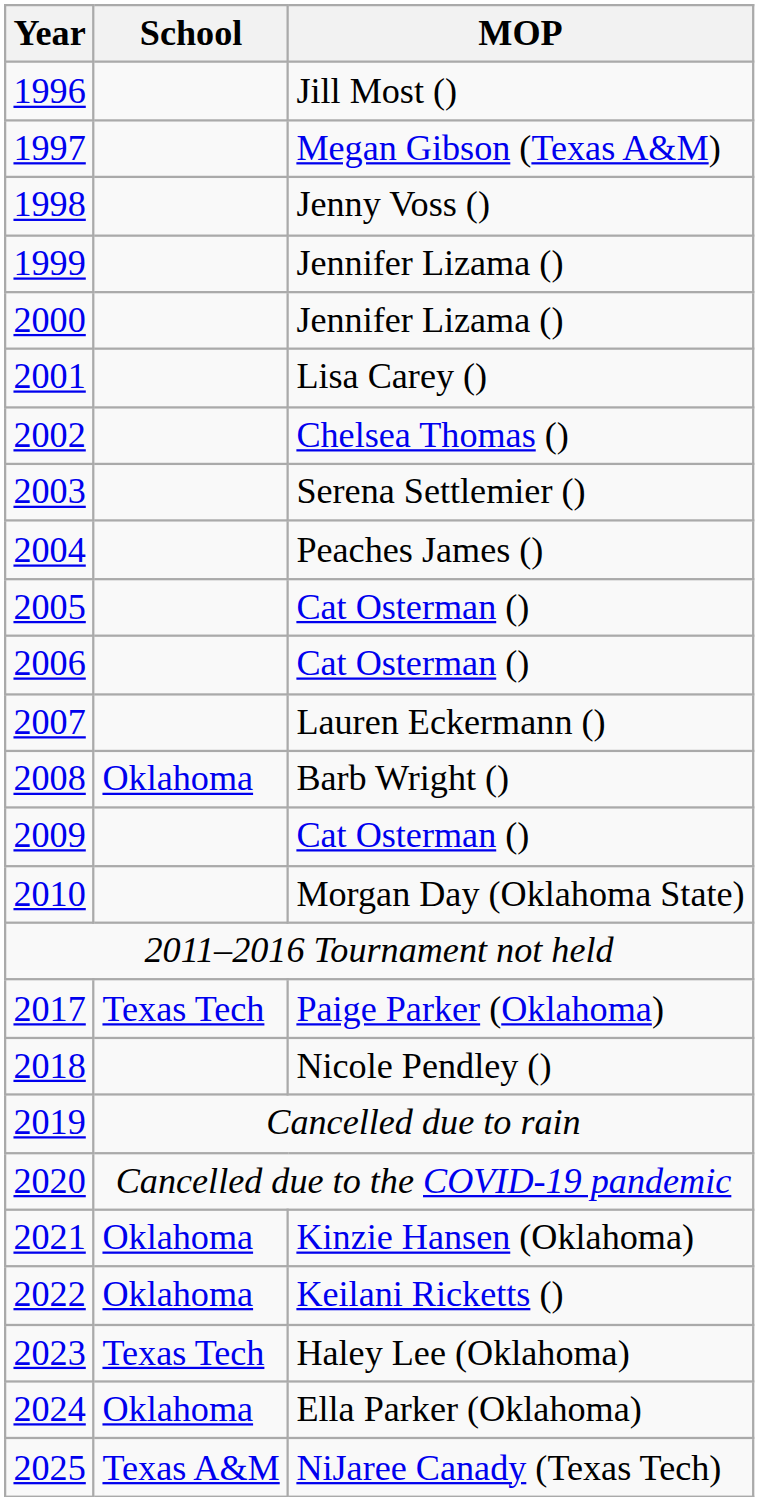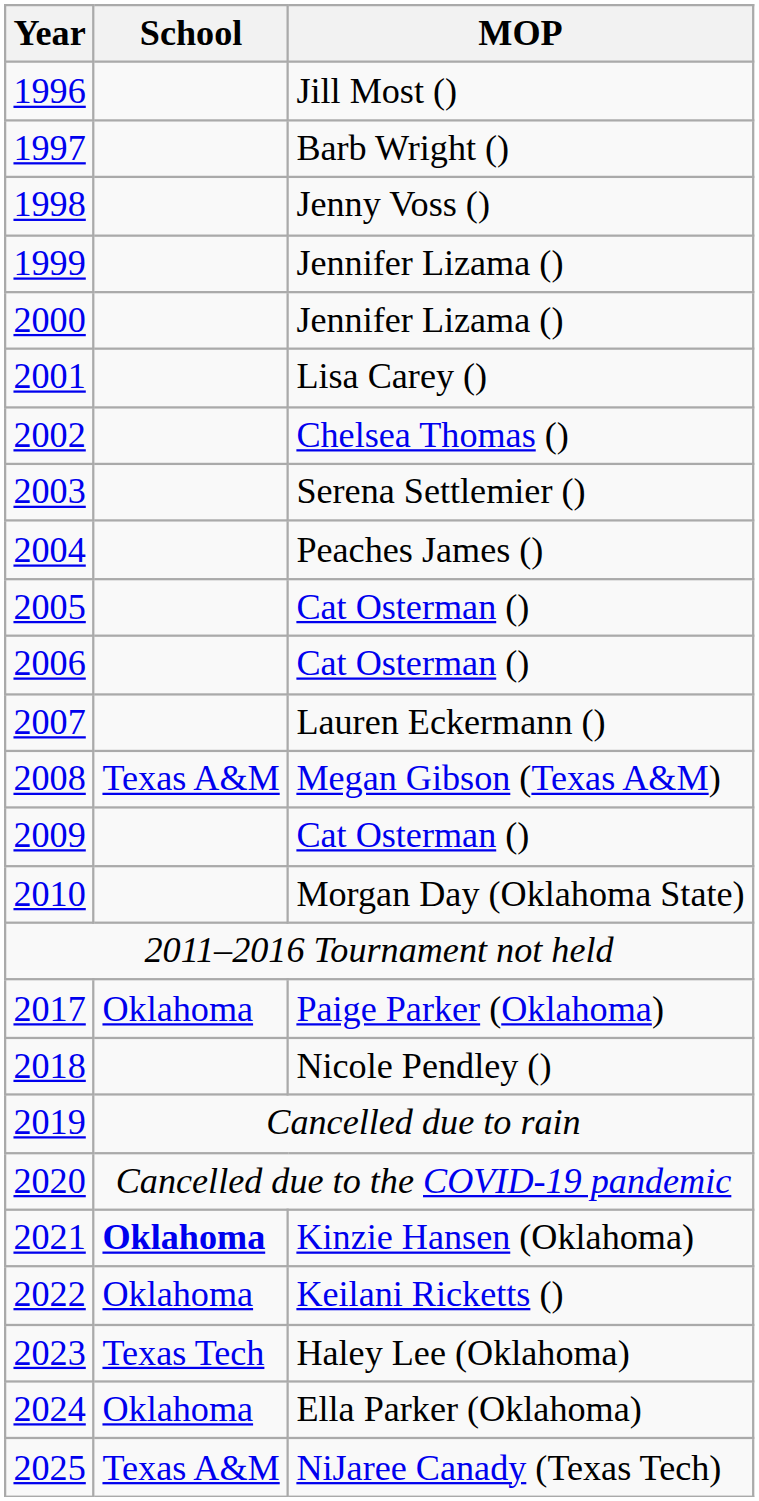(509, 147) Megan Gibson (Texas A&M) -> (403, 147) Barb Wright ()
(178, 778) Oklahoma -> (191, 778) Texas A&M
(403, 778) Barb Wright () -> (509, 778) Megan Gibson (Texas A&M)
(183, 1008) Texas Tech -> (178, 1008) Oklahoma
(178, 1237) normal -> (184, 1237) bold
